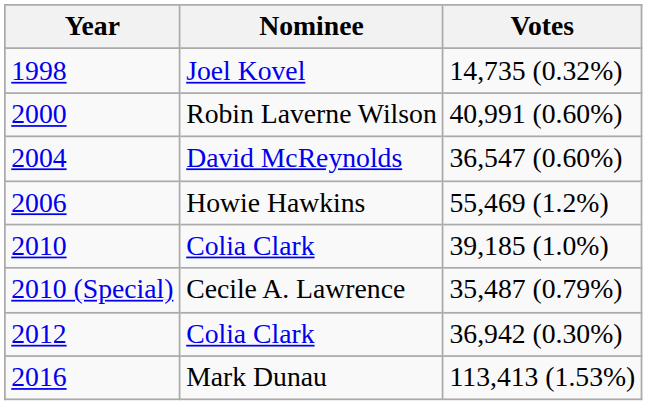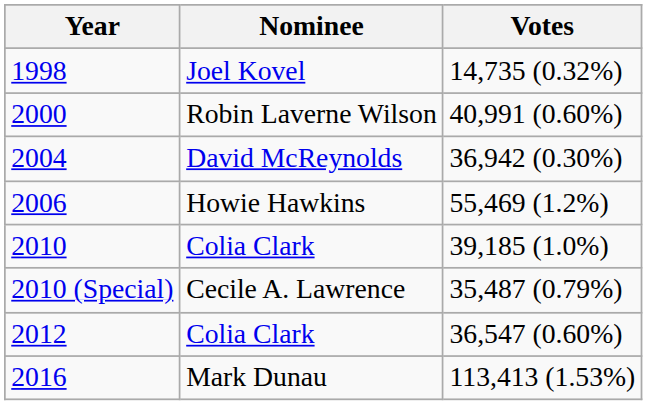(536, 158) 36,547 (0.60%) -> (536, 158) 36,942 (0.30%)
(536, 333) 36,942 (0.30%) -> (536, 333) 36,547 (0.60%)
